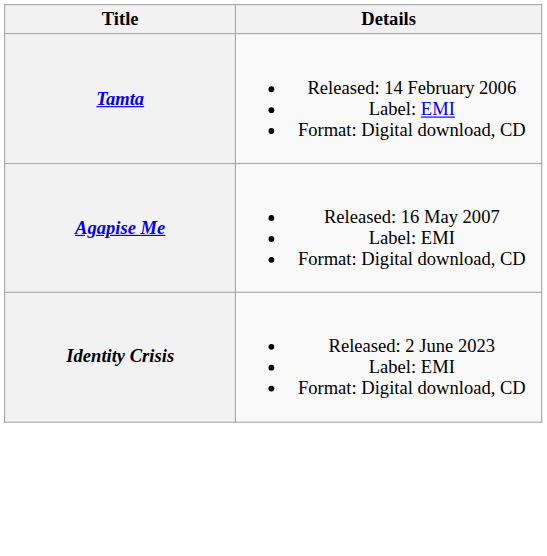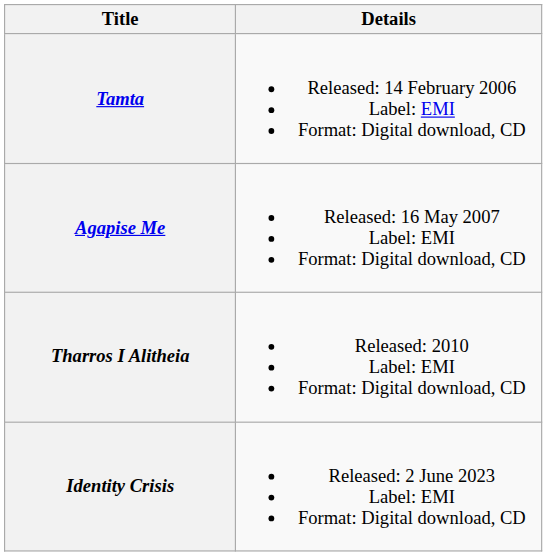+ row: (120, 356)
